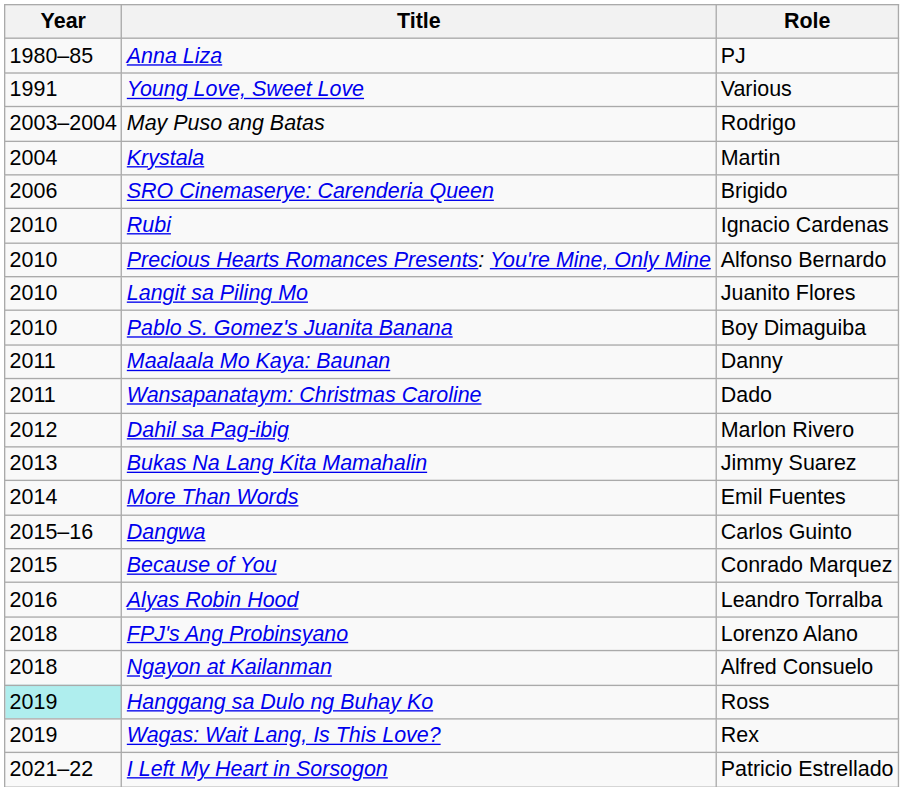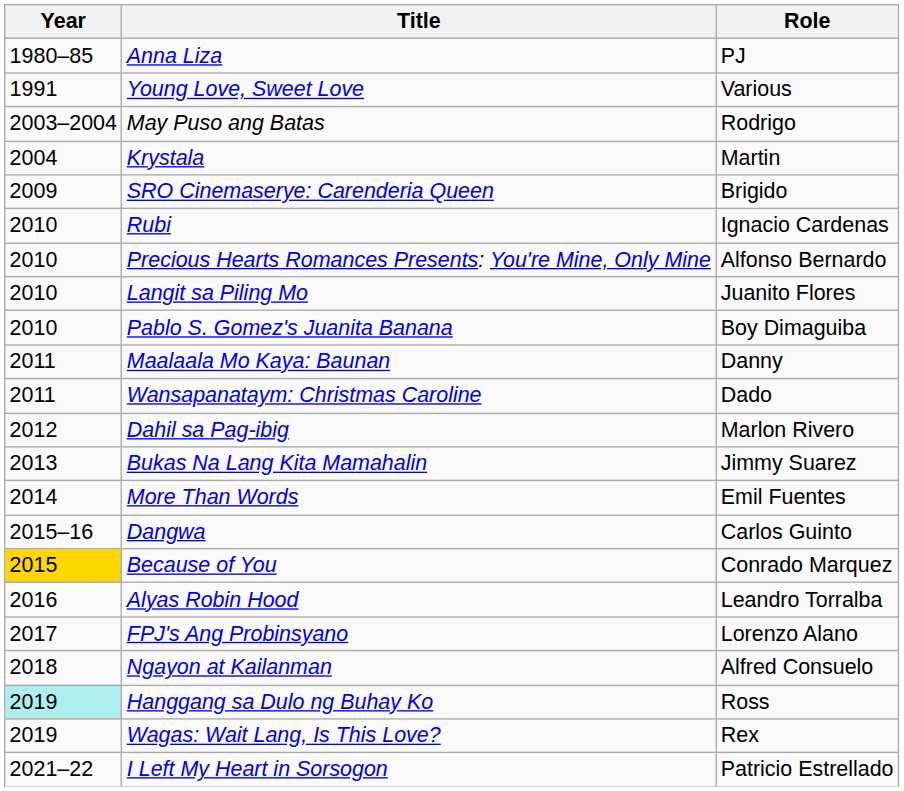(33, 191) 2006 -> (33, 191) 2009
(33, 565) no background -> (33, 565) gold background
(33, 633) 2018 -> (33, 633) 2017
